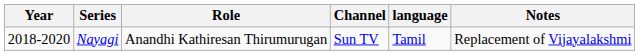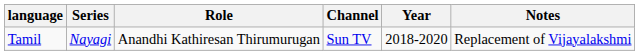columns swapped: (39, 15) <-> (420, 15)
